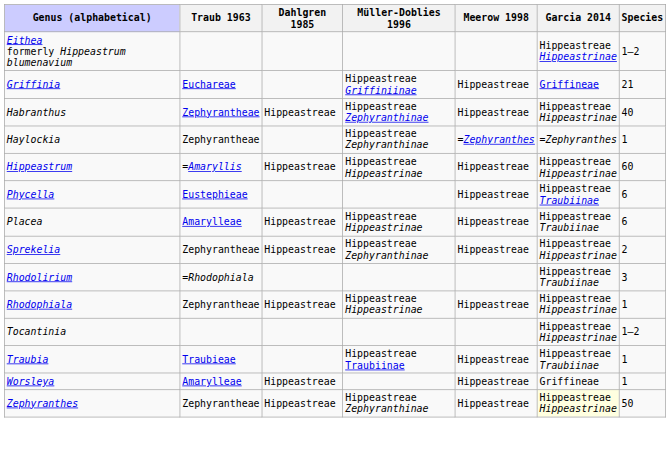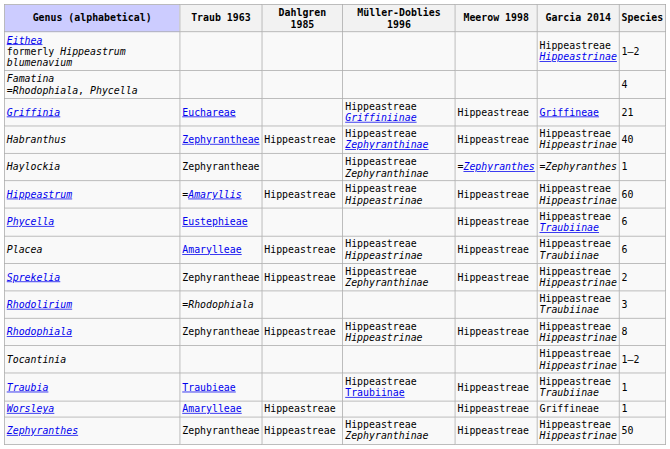+ row: (72, 85)
(625, 305) 1 -> (625, 332) 8
(578, 403) lightyellow background -> (578, 431) no background
